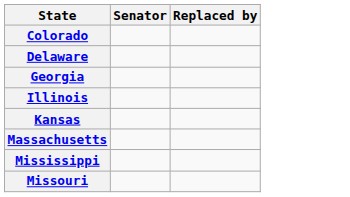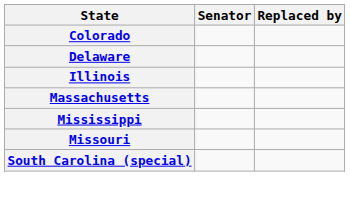- row: (57, 77)
- row: (57, 119)
+ row: (100, 160)
